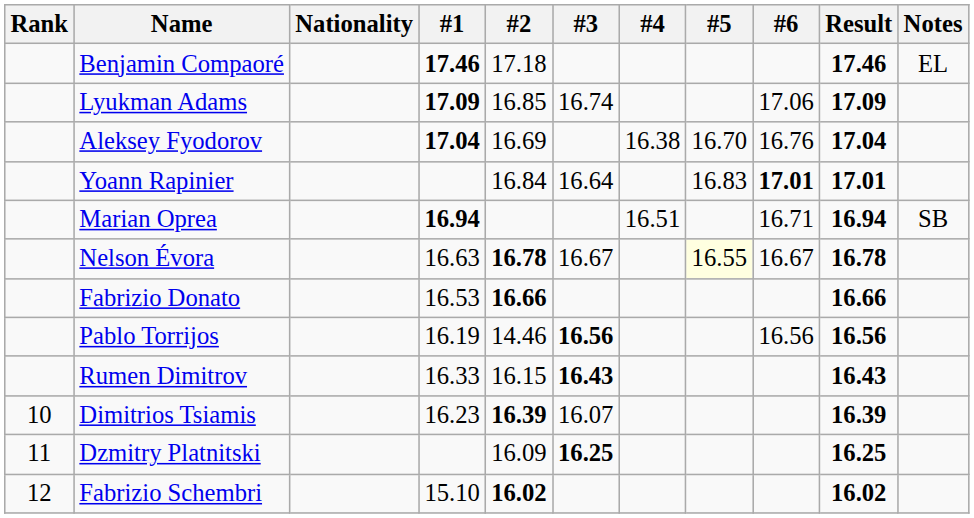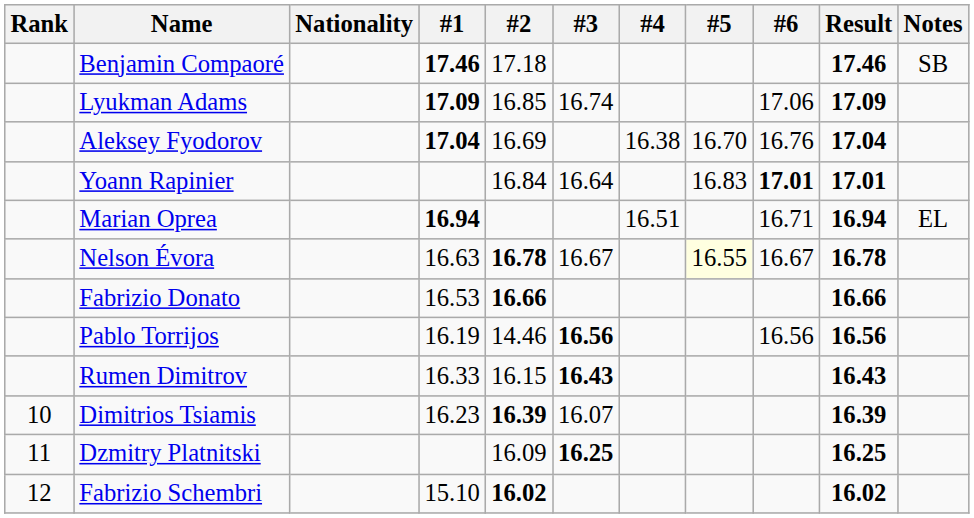(933, 63) EL -> (933, 63) SB
(933, 219) SB -> (933, 219) EL
